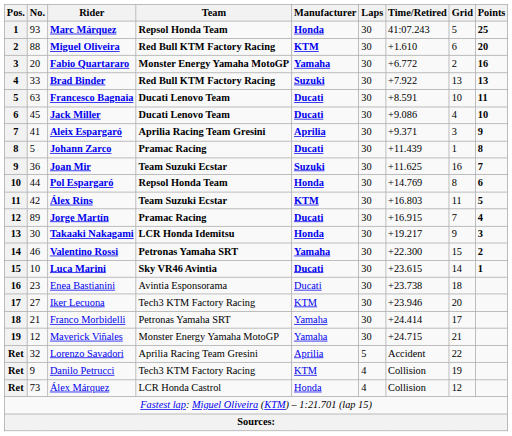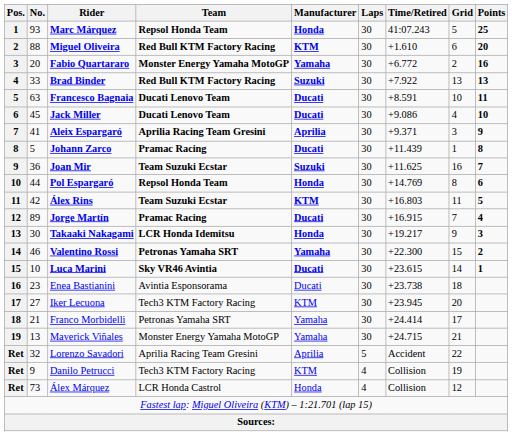(405, 302) +23.946 -> (405, 302) +23.945
(35, 336) 12 -> (35, 336) 13
